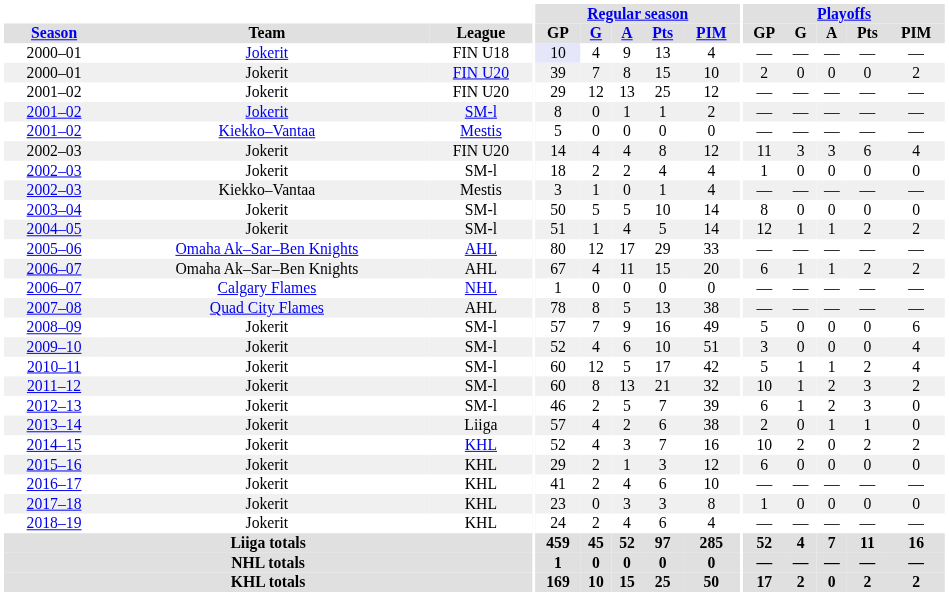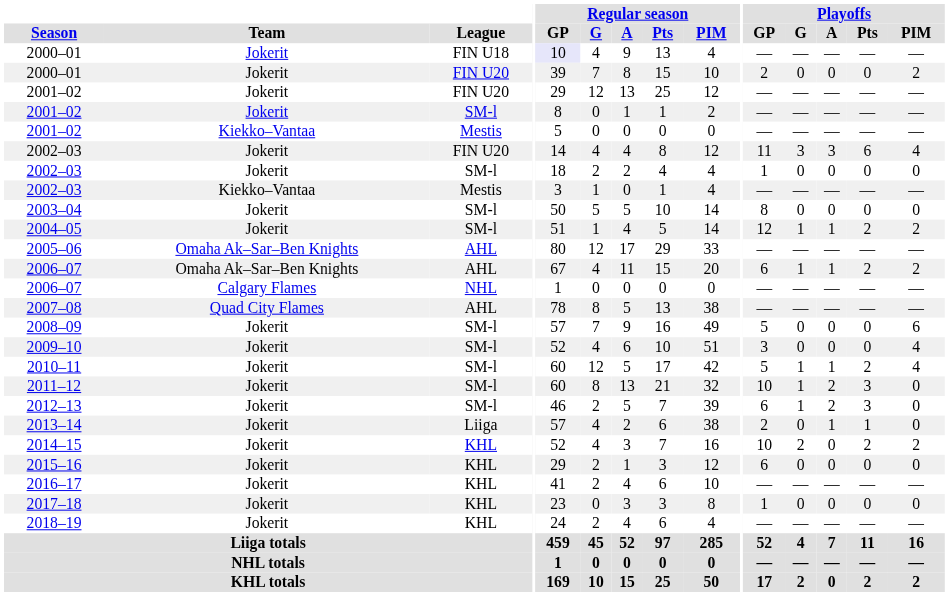(916, 386) 2 -> (916, 386) 0
